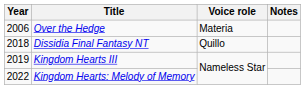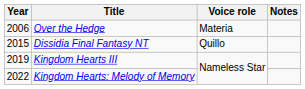(18, 44) 2018 -> (18, 44) 2015
